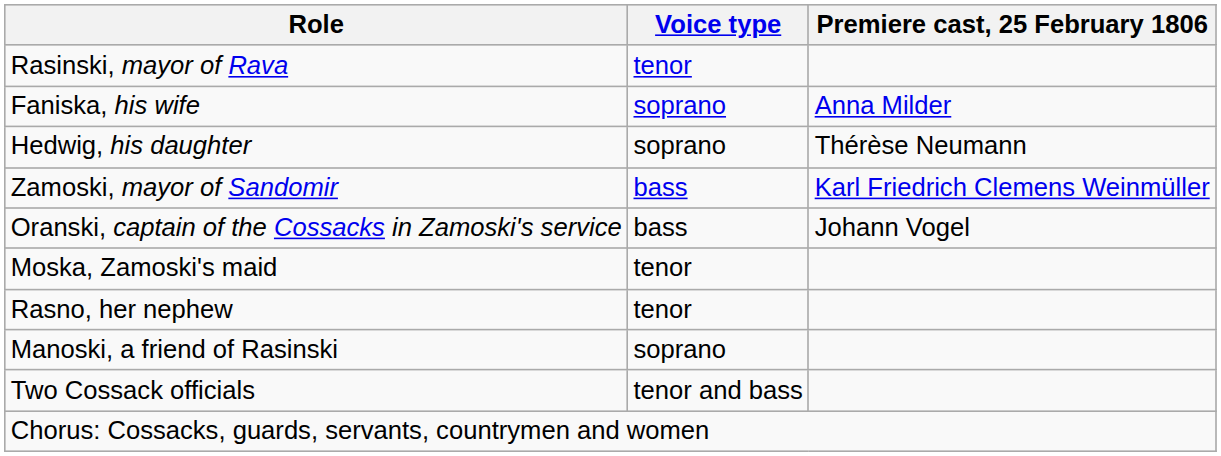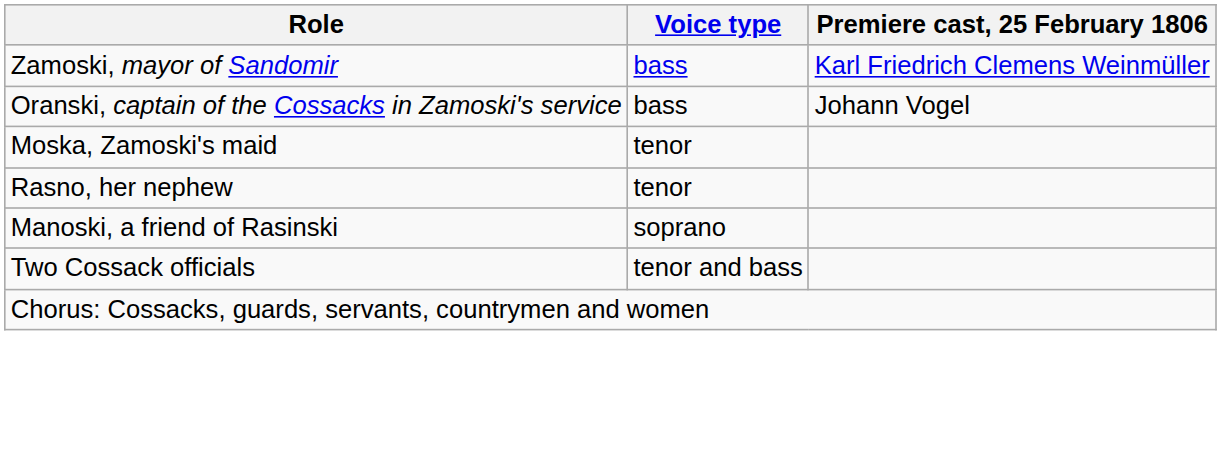- row: (149, 65)
- row: (105, 106)
- row: (131, 146)
